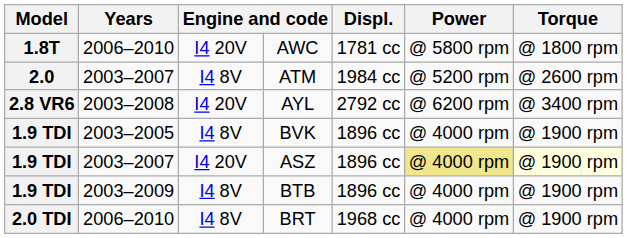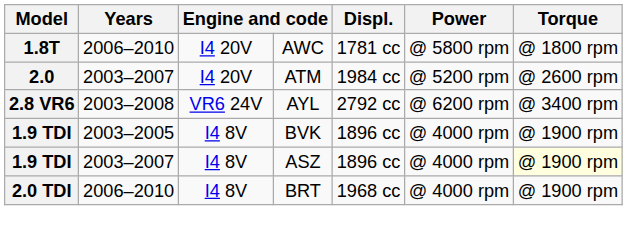(221, 75) I4 8V -> (226, 75) I4 20V
(221, 104) I4 20V -> (226, 104) VR6 24V
(221, 161) I4 20V -> (226, 161) I4 8V
(459, 161) khaki background -> (459, 161) no background
- row: (298, 190)
